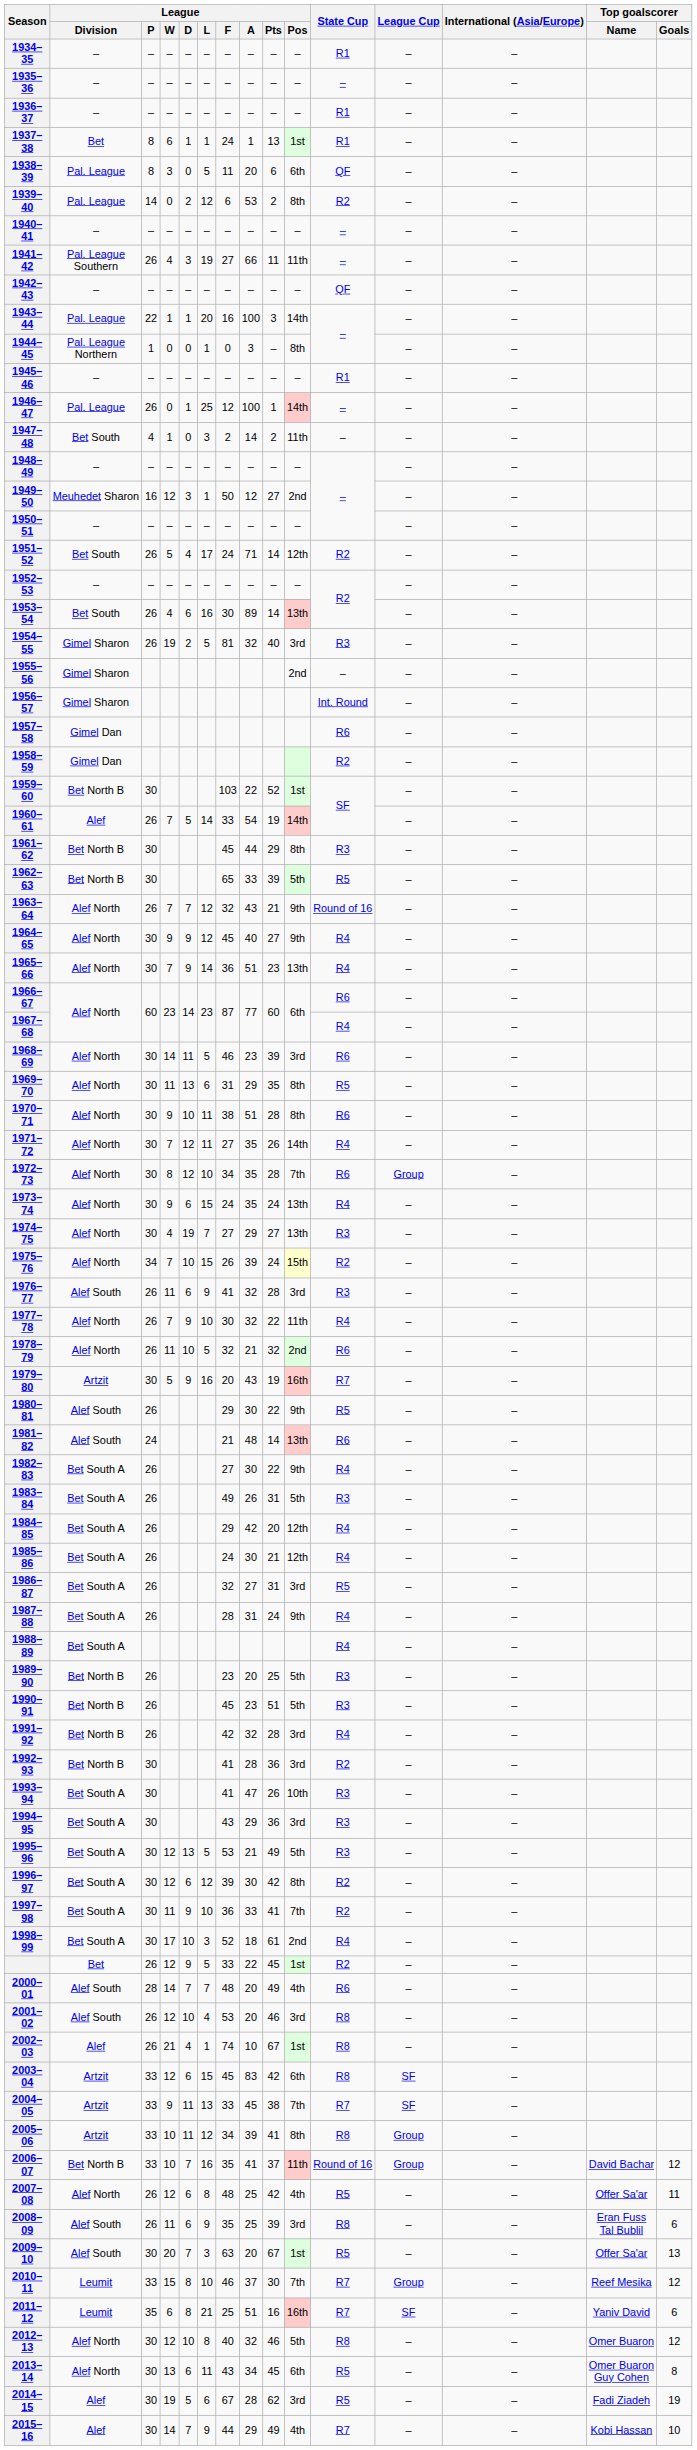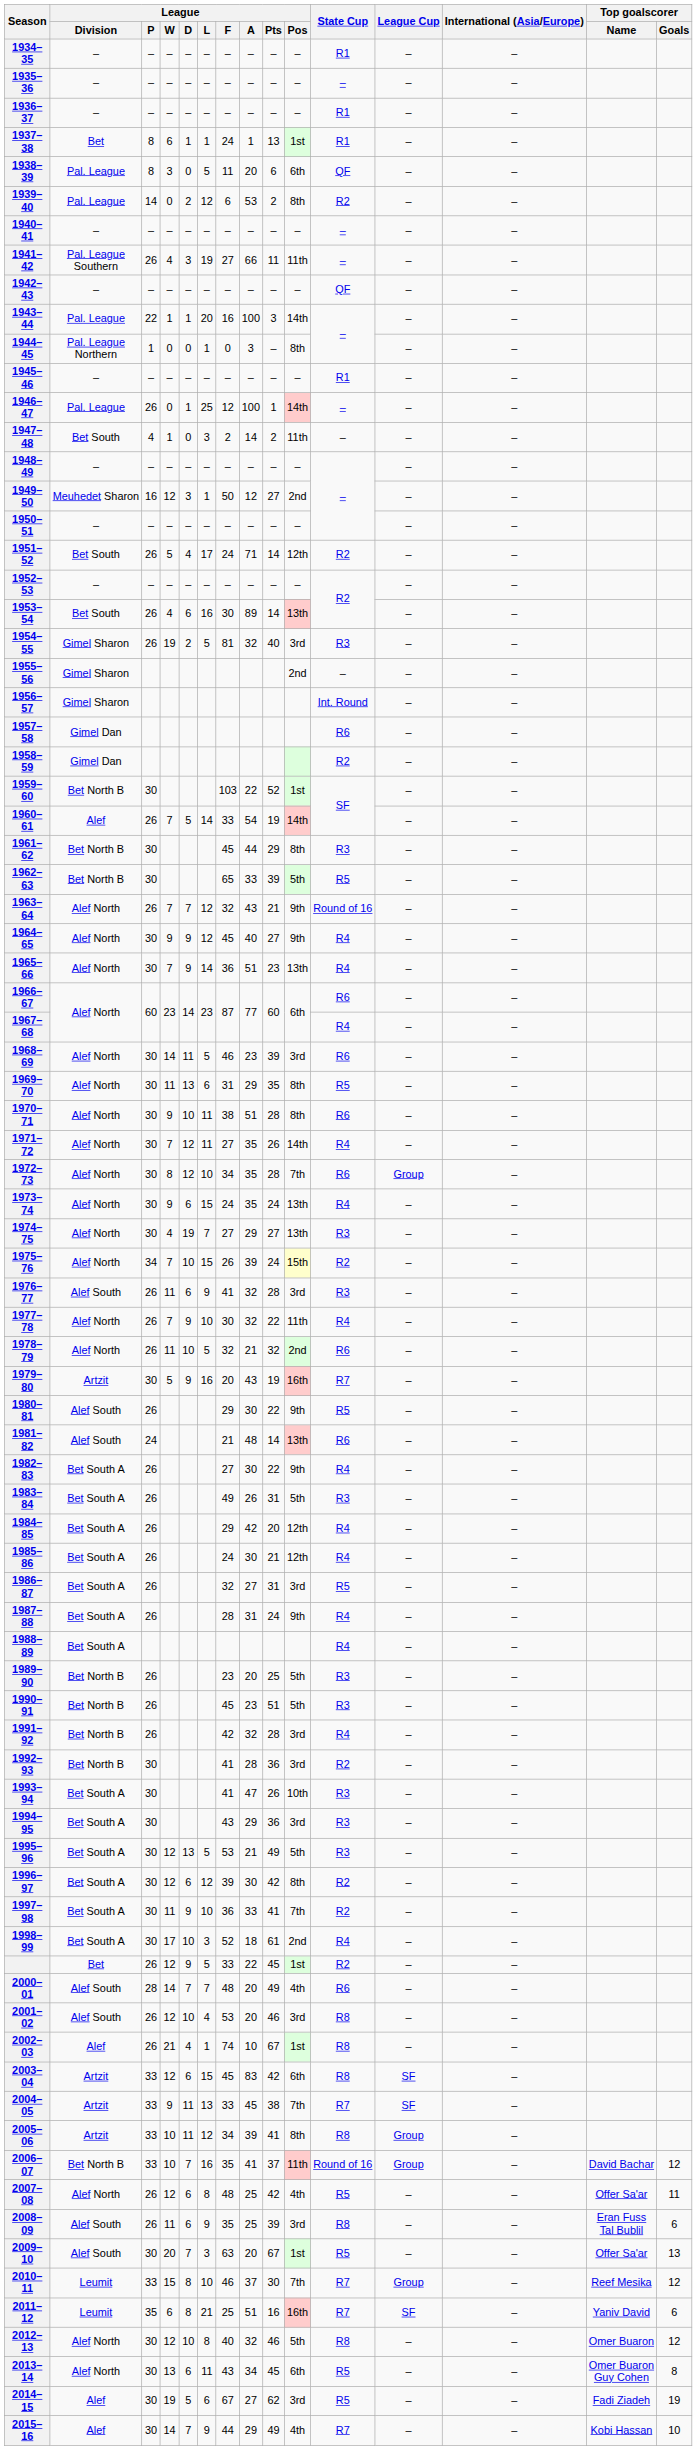(251, 2401) 28 -> (251, 2401) 27
